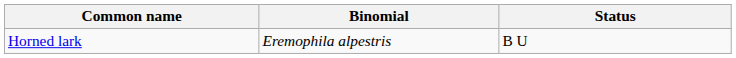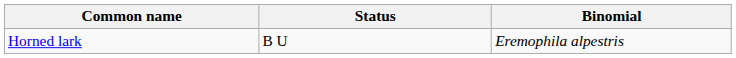columns swapped: (379, 16) <-> (615, 16)
